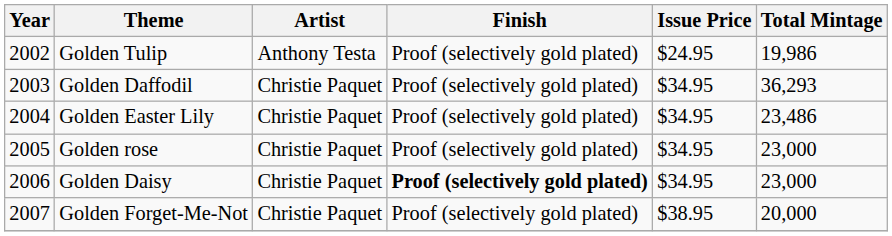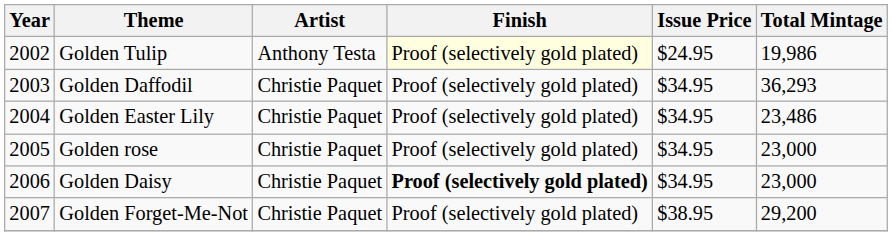(515, 52) no background -> (515, 52) lightyellow background
(789, 213) 20,000 -> (789, 213) 29,200
